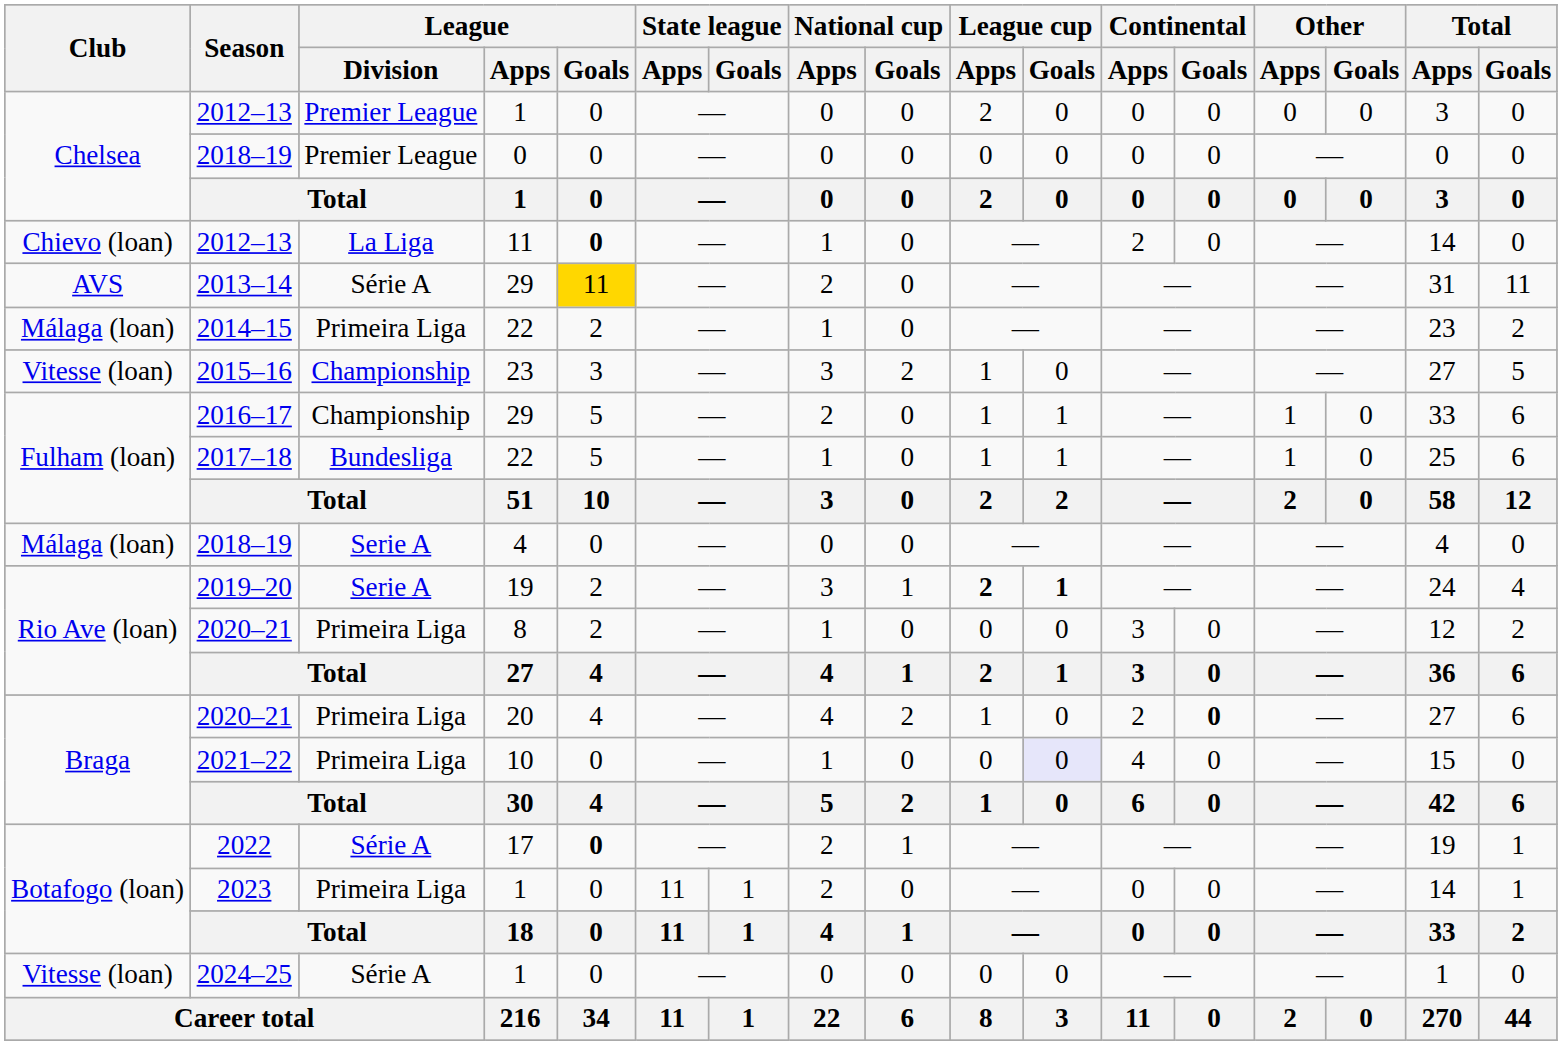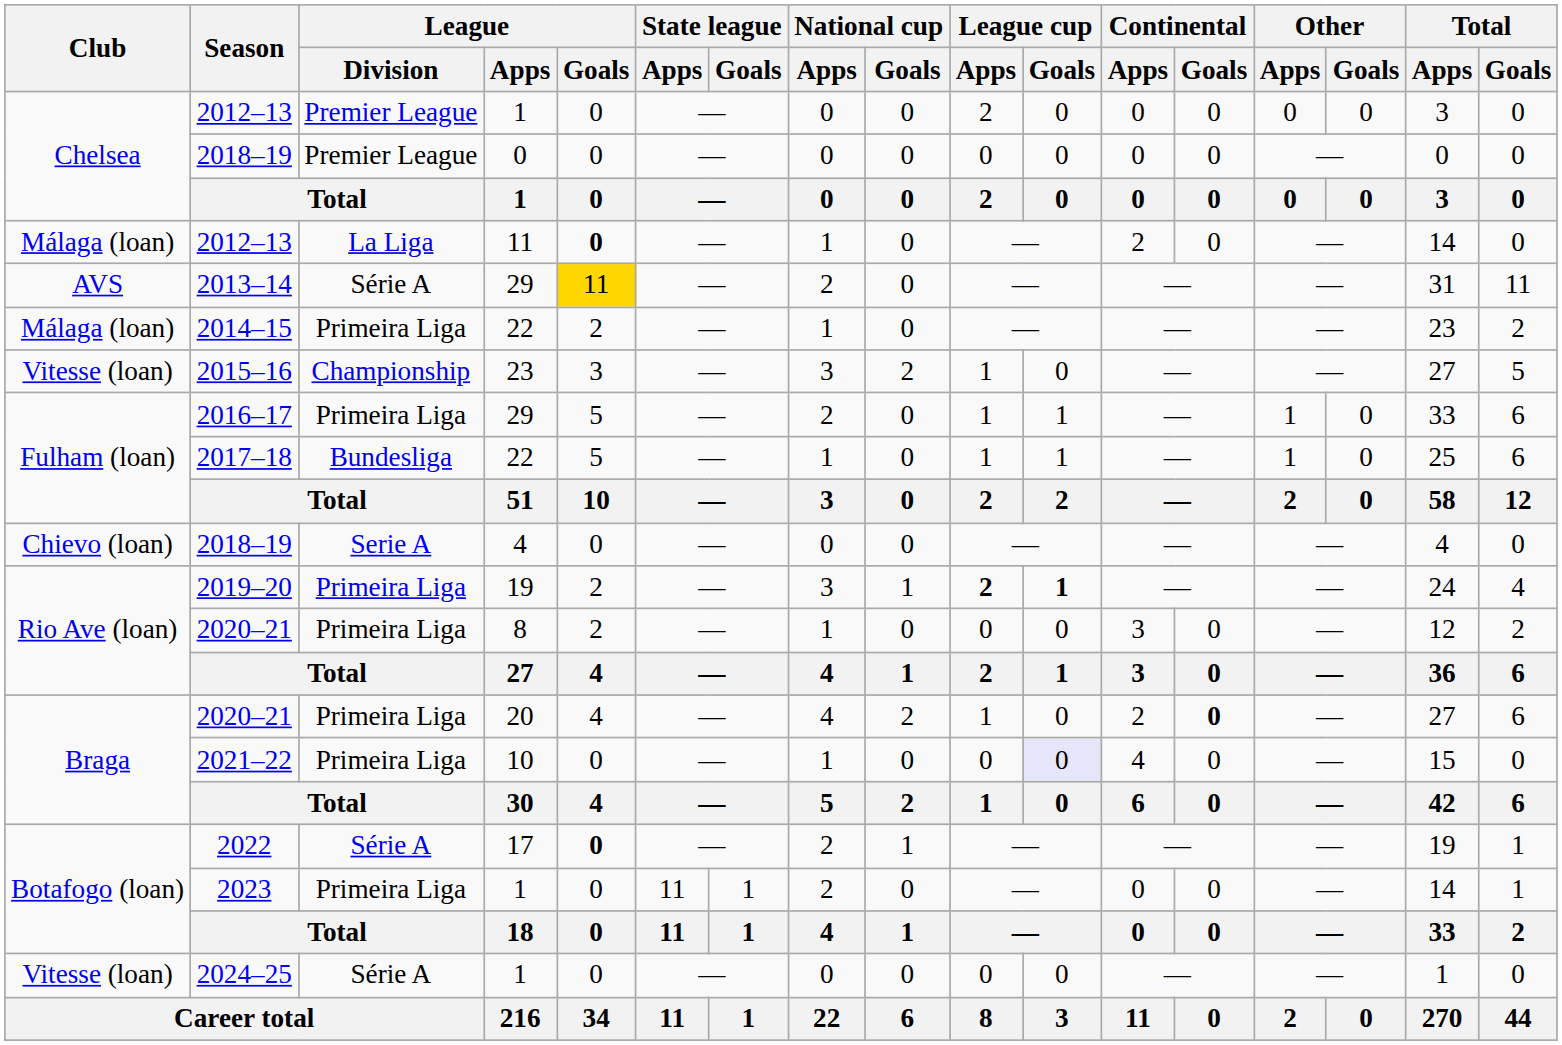(98, 241) Chievo (loan) -> (98, 241) Málaga (loan)
(391, 414) Championship -> (391, 414) Primeira Liga
(98, 543) Málaga (loan) -> (98, 543) Chievo (loan)
(391, 586) Serie A -> (391, 586) Primeira Liga
